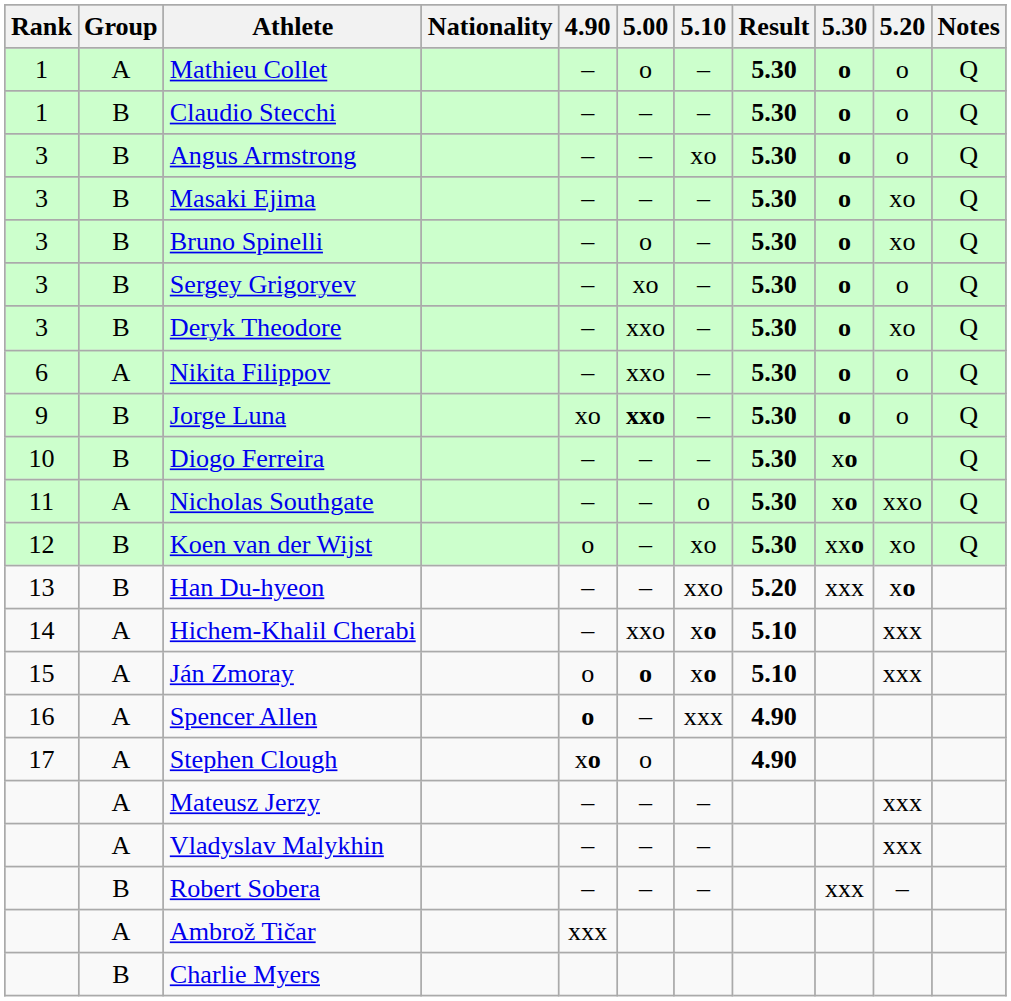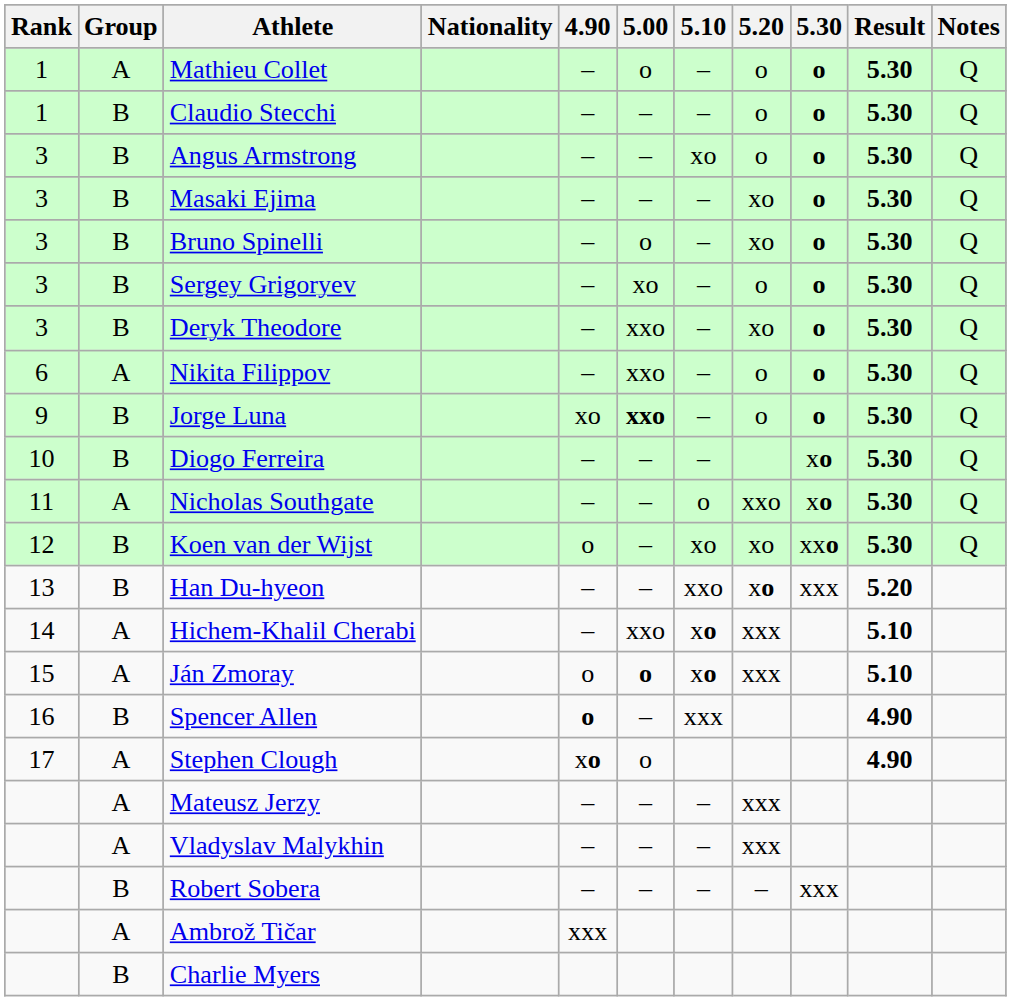columns swapped: (902, 26) <-> (774, 26)
(121, 715) A -> (121, 715) B
